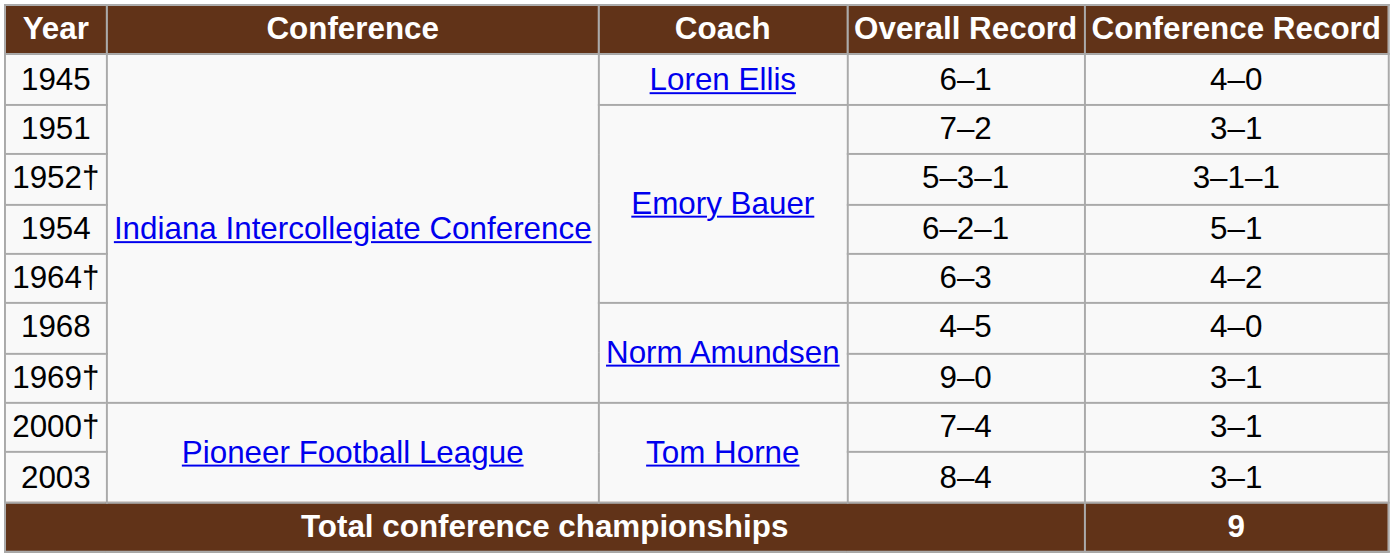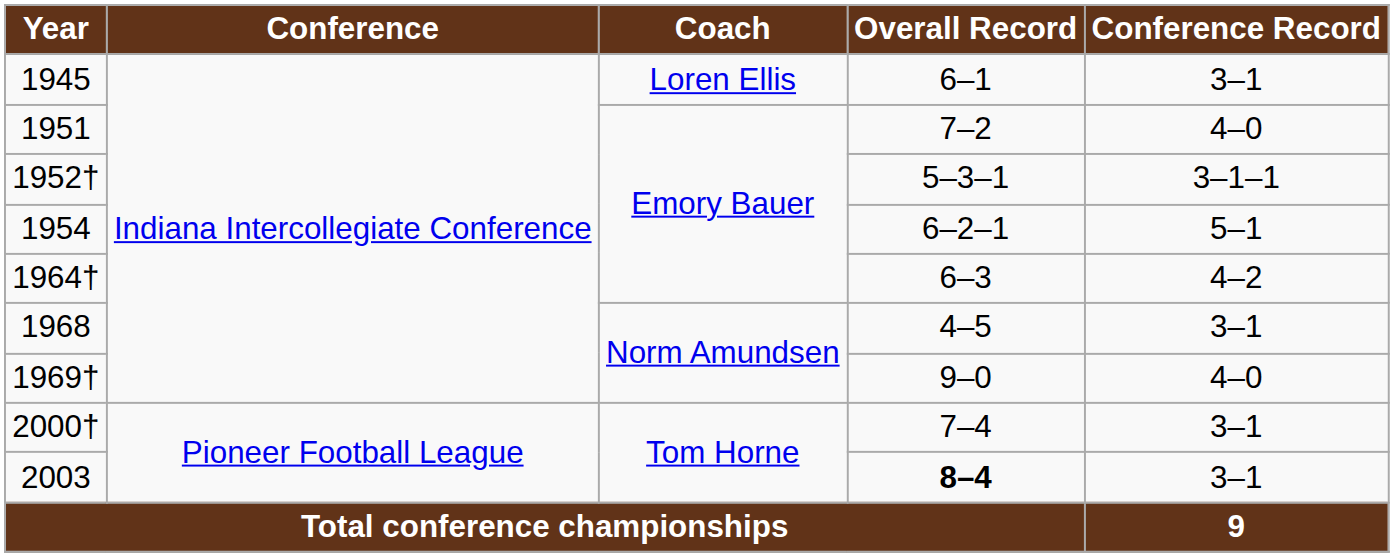(1236, 79) 4–0 -> (1236, 79) 3–1
(1236, 128) 3–1 -> (1236, 128) 4–0
(1236, 327) 4–0 -> (1236, 327) 3–1
(1236, 377) 3–1 -> (1236, 377) 4–0
(966, 476) normal -> (966, 476) bold
